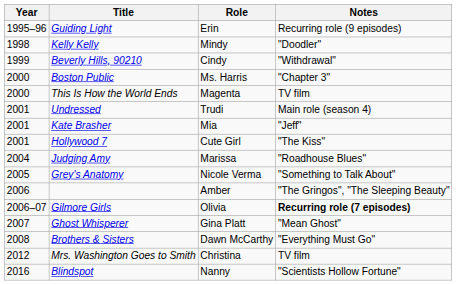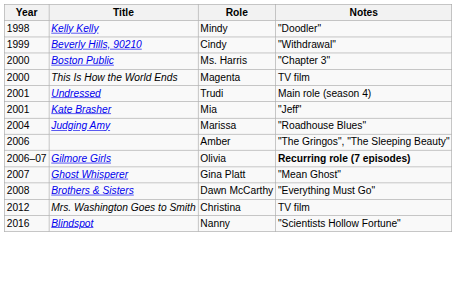- row: (81, 28)
- row: (79, 142)
- row: (87, 175)
